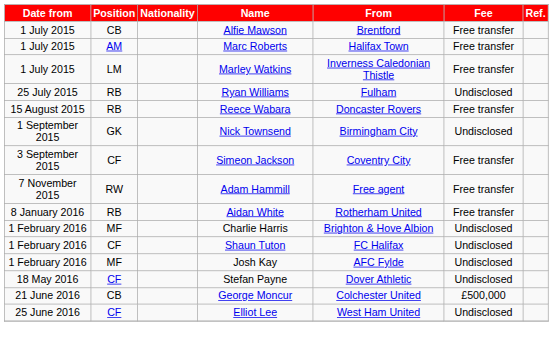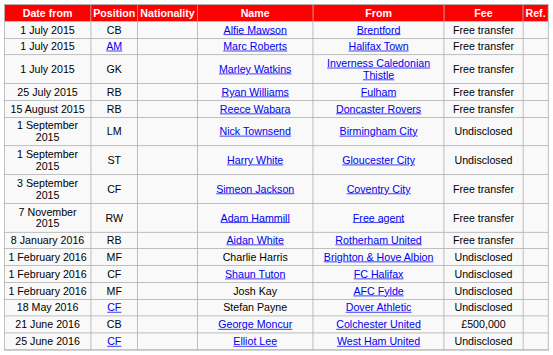(114, 70) LM -> (114, 70) GK
(483, 92) Undisclosed -> (483, 92) Free transfer
(114, 132) GK -> (114, 132) LM
+ row: (255, 161)
